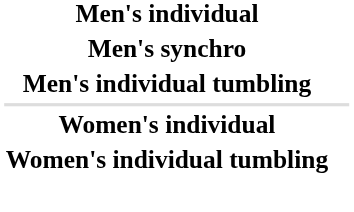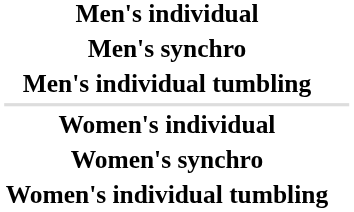+ row: (167, 160)
